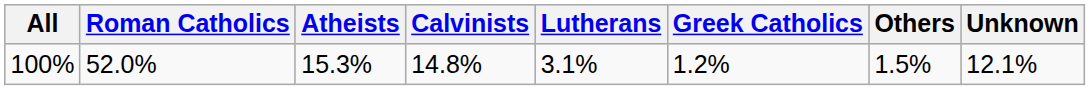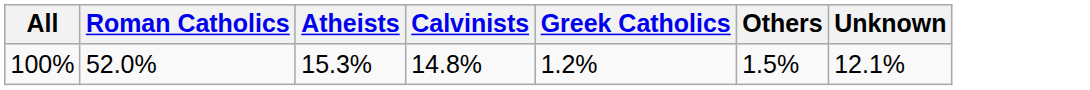- column: (601, 24)
